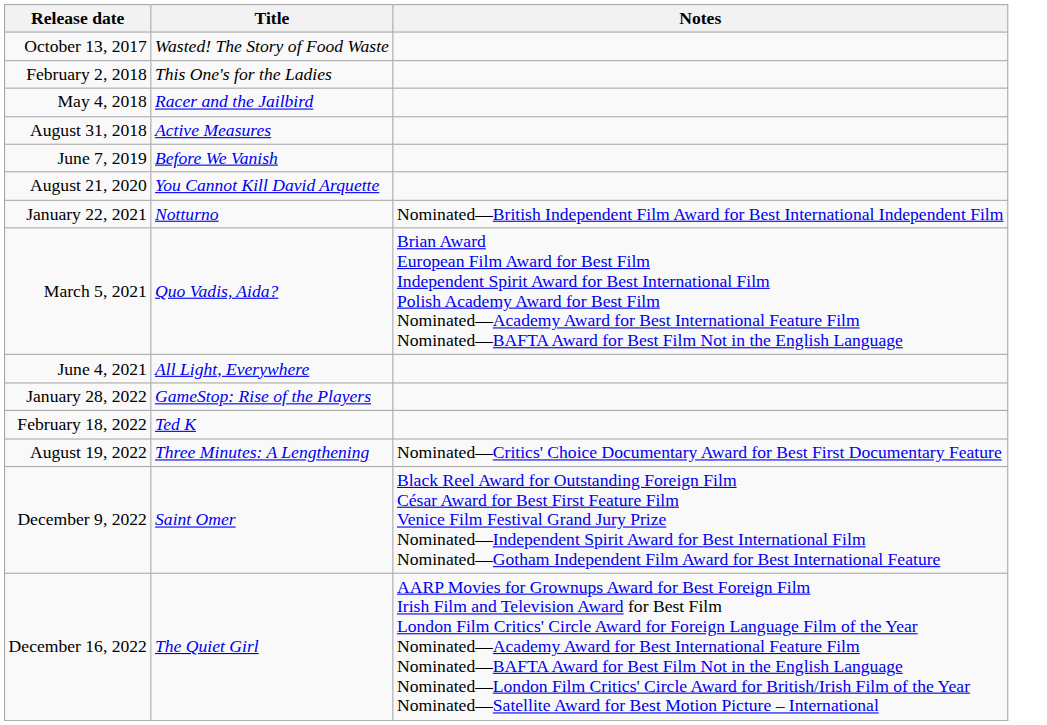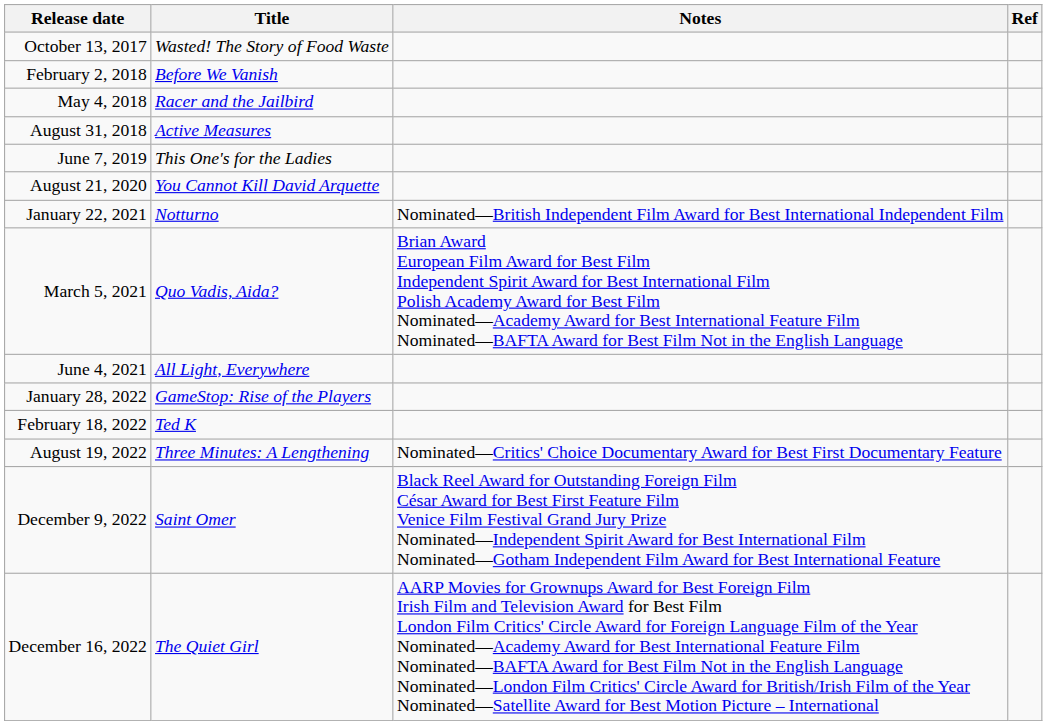+ column: (1025, 18)
(243, 74) This One's for the Ladies -> (216, 74) Before We Vanish
(216, 158) Before We Vanish -> (243, 158) This One's for the Ladies
